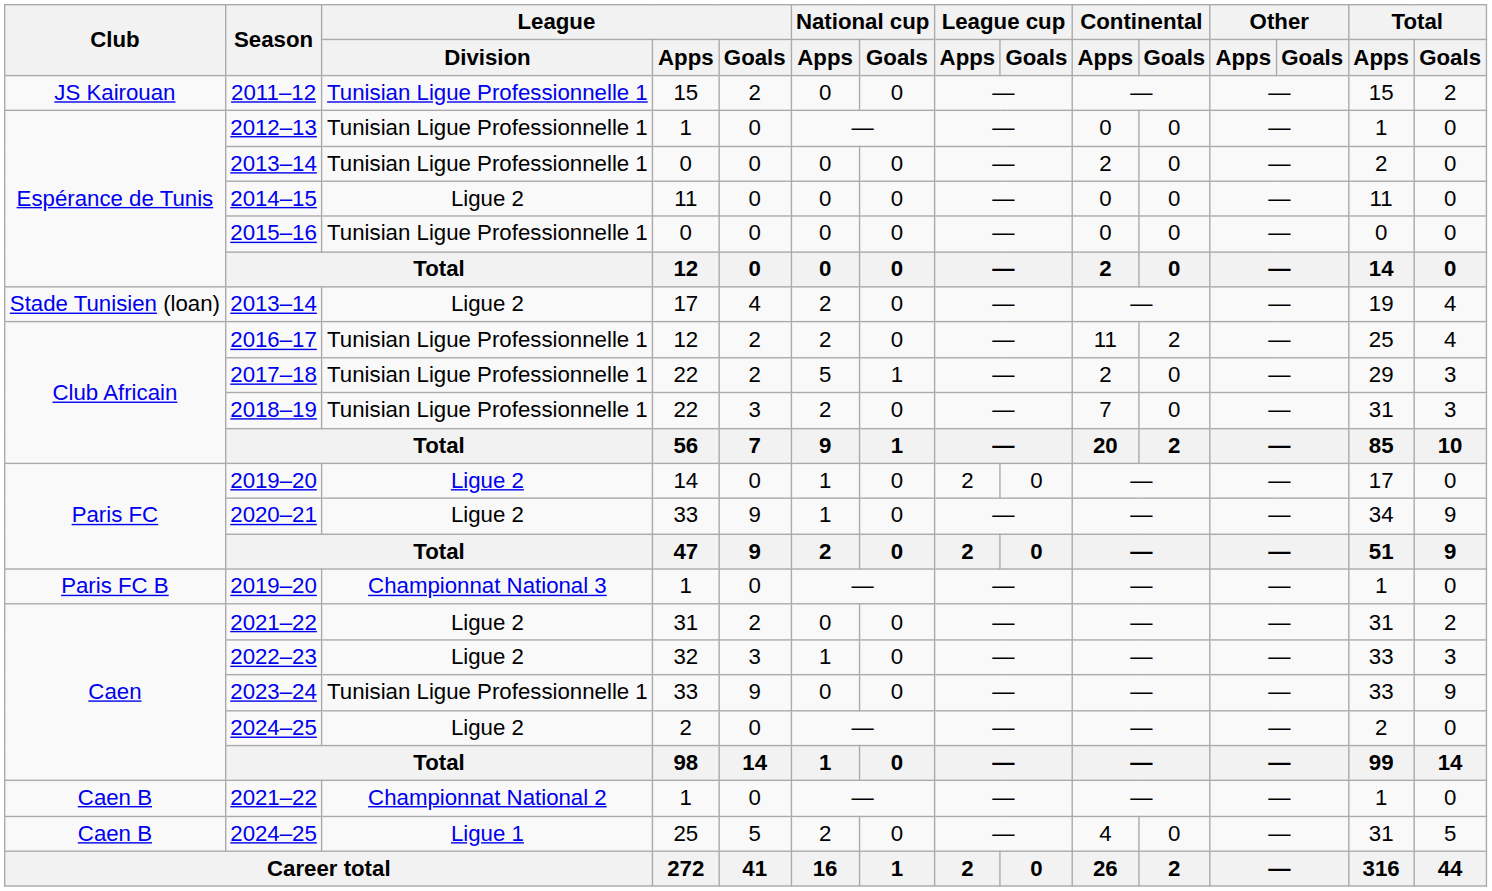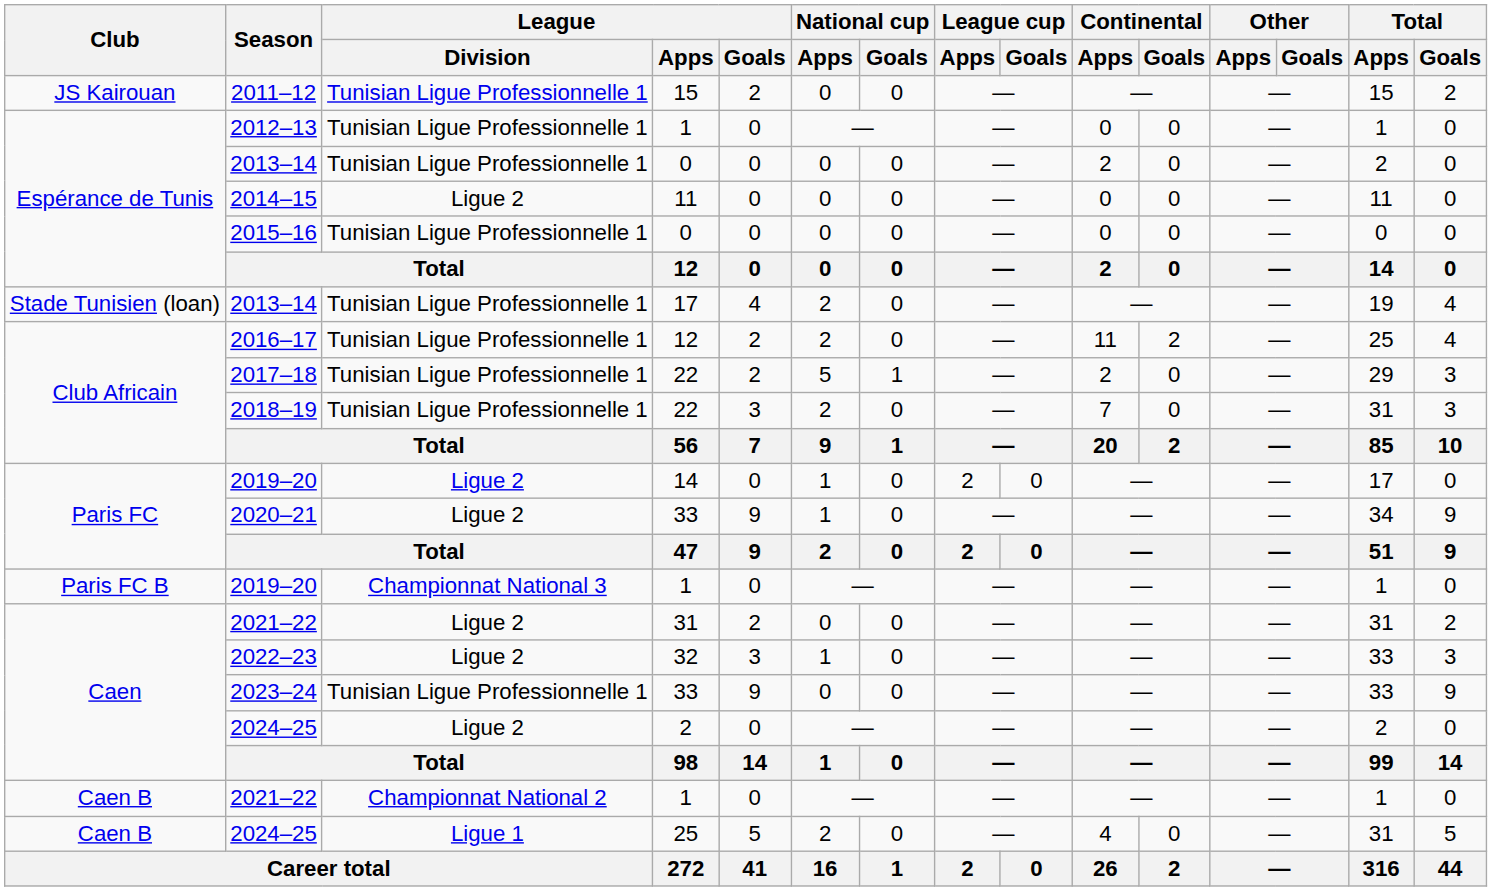(487, 304) Ligue 2 -> (487, 304) Tunisian Ligue Professionnelle 1
